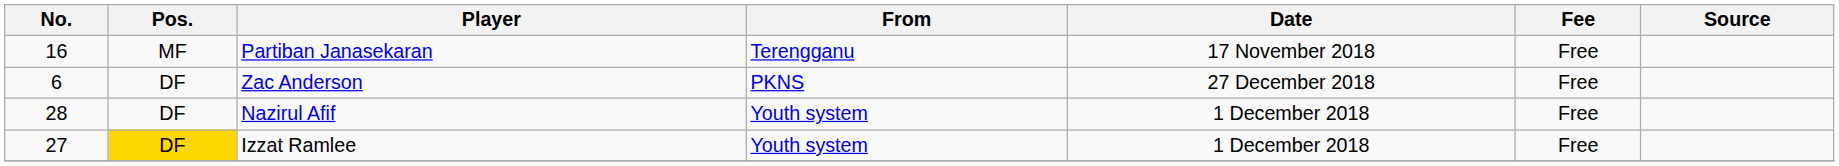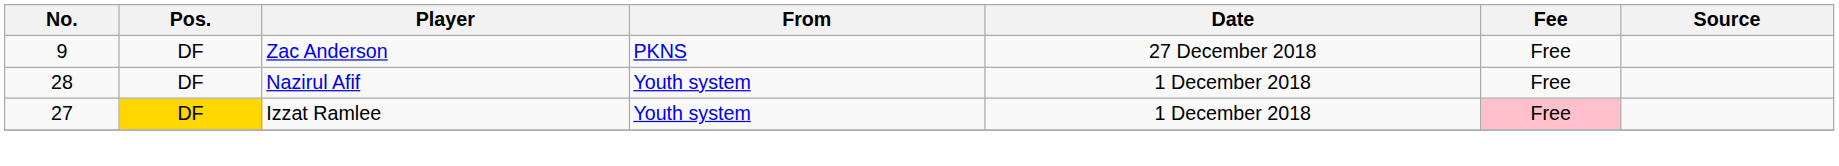- row: (337, 51)
(56, 82) 6 -> (62, 51) 9
(1578, 144) no background -> (1551, 113) pink background
